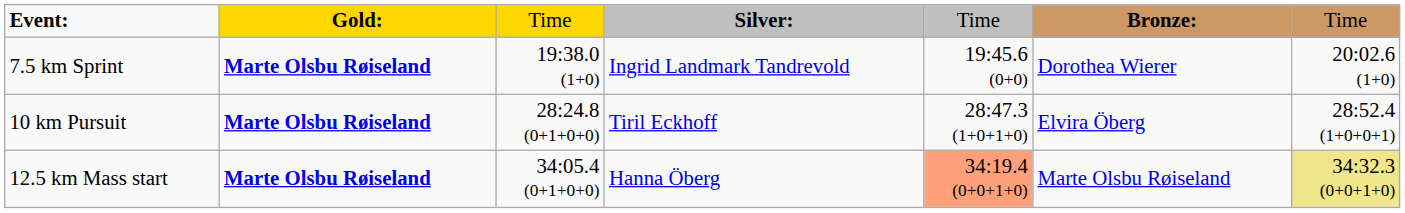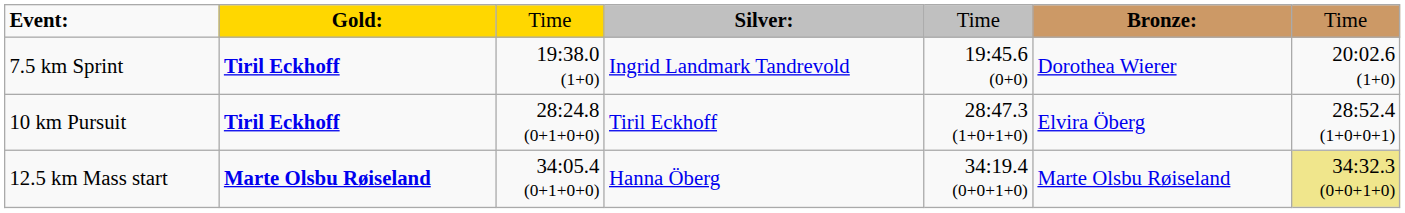(327, 65) Marte Olsbu Røiseland -> (282, 65) Tiril Eckhoff
(327, 122) Marte Olsbu Røiseland -> (282, 122) Tiril Eckhoff
(990, 178) lightsalmon background -> (990, 178) no background
